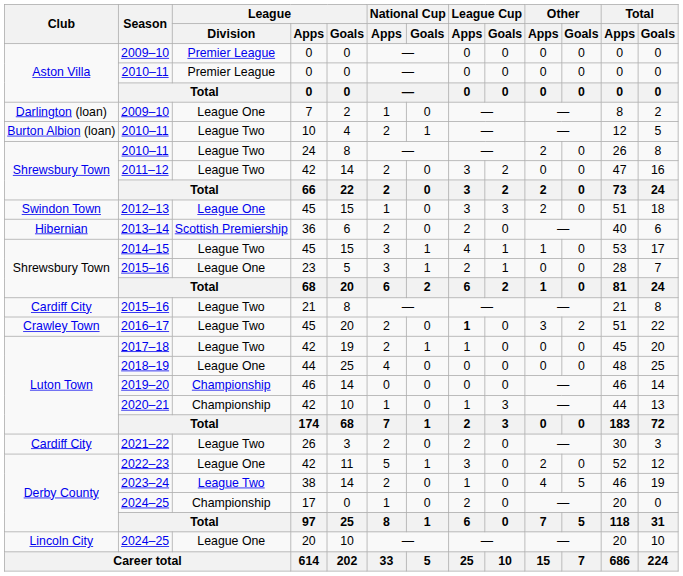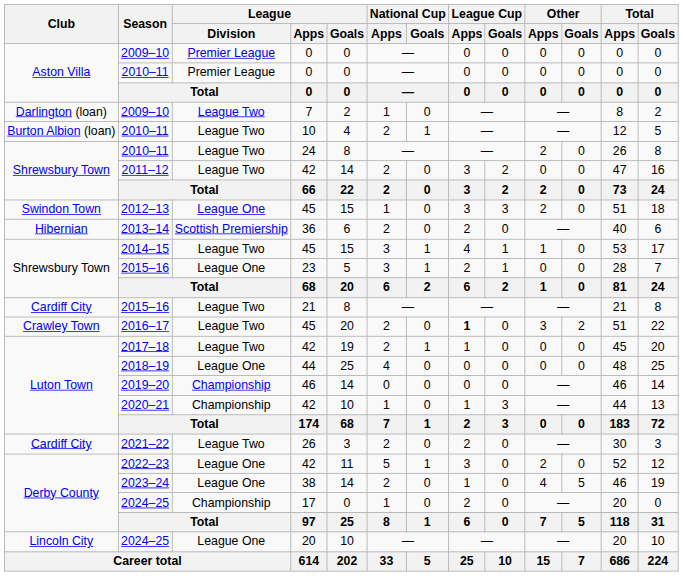(231, 111) League One -> (231, 111) League Two
(231, 483) League Two -> (231, 483) League One
